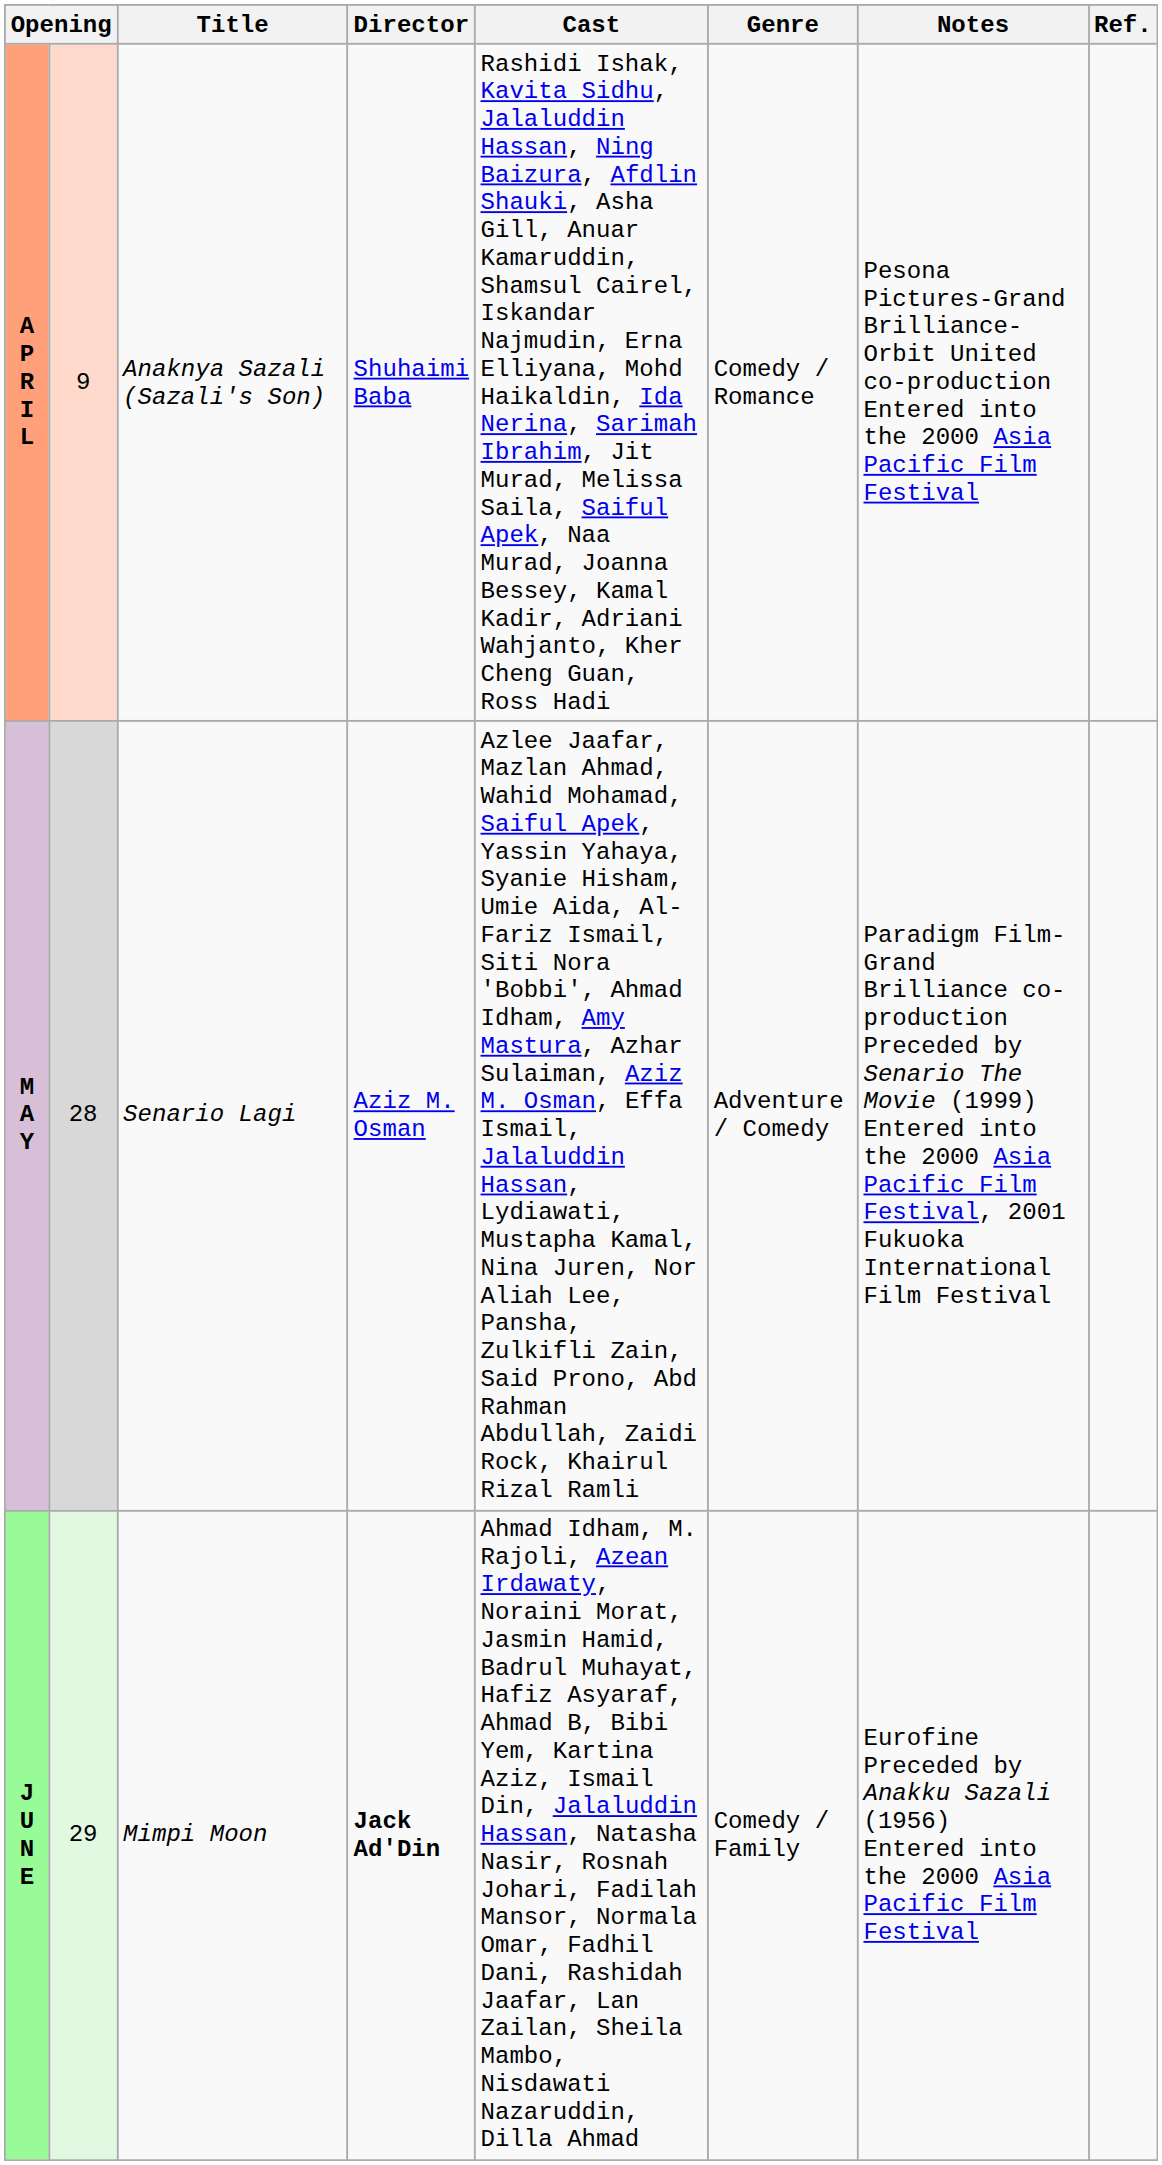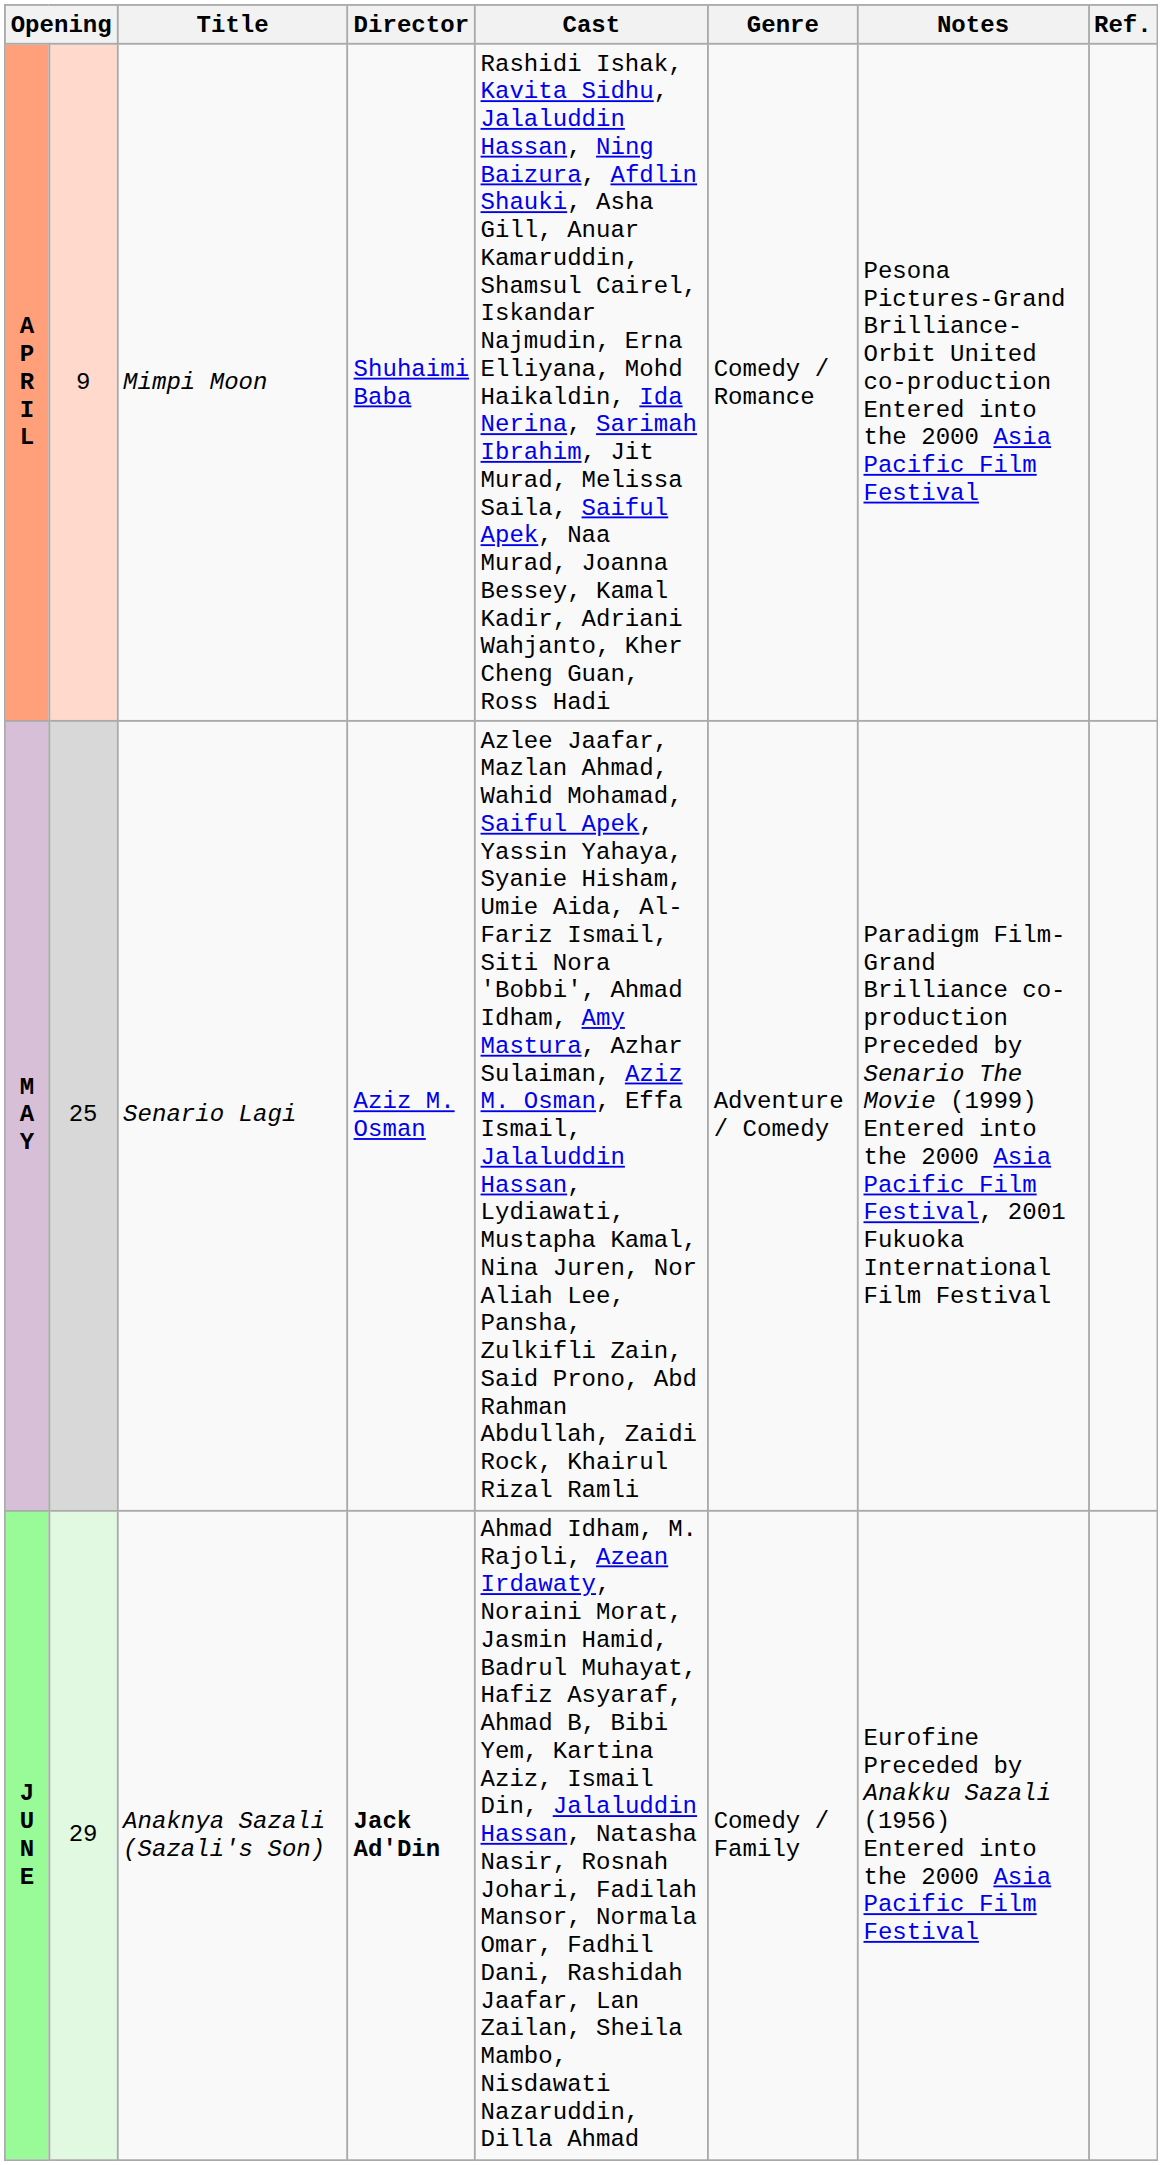(224, 383) Anaknya Sazali (Sazali's Son) -> (195, 383) Mimpi Moon
(83, 1116) 28 -> (83, 1116) 25
(195, 1835) Mimpi Moon -> (224, 1835) Anaknya Sazali (Sazali's Son)
